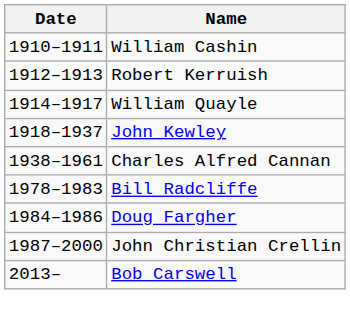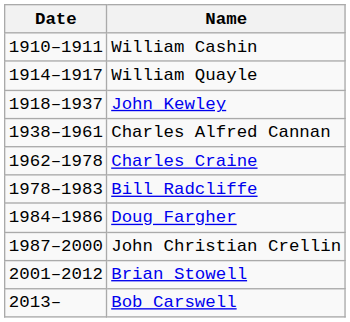- row: (190, 76)
+ row: (184, 161)
+ row: (179, 274)
